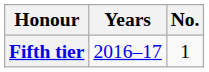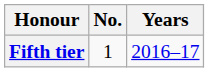columns swapped: (185, 19) <-> (128, 19)
